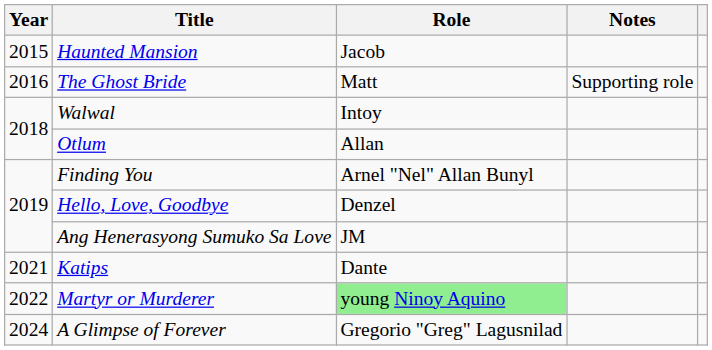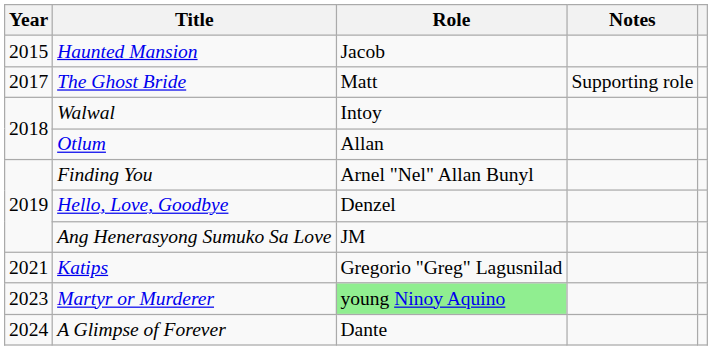(29, 81) 2016 -> (29, 81) 2017
(364, 267) Dante -> (451, 267) Gregorio "Greg" Lagusnilad
(29, 298) 2022 -> (29, 298) 2023
(451, 329) Gregorio "Greg" Lagusnilad -> (364, 329) Dante
